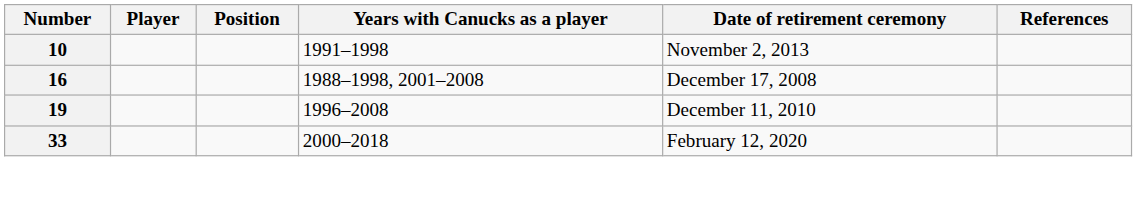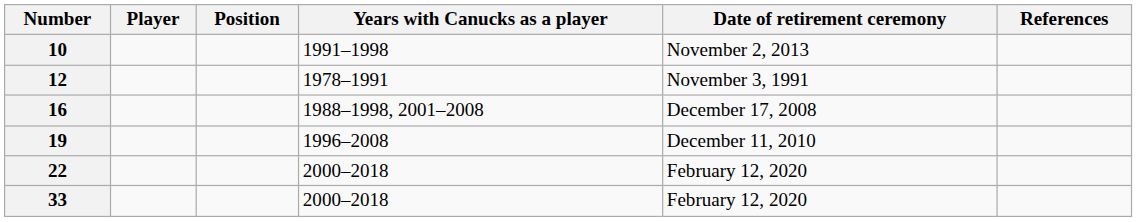+ row: (57, 79)
+ row: (57, 170)
